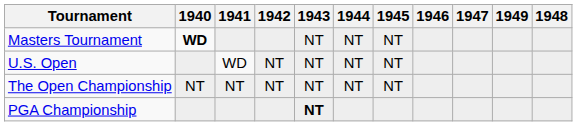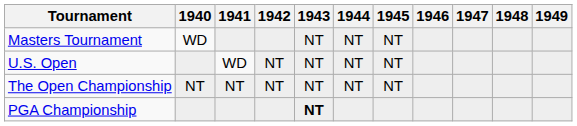columns swapped: (552, 16) <-> (512, 16)
(195, 40) bold -> (195, 40) normal
